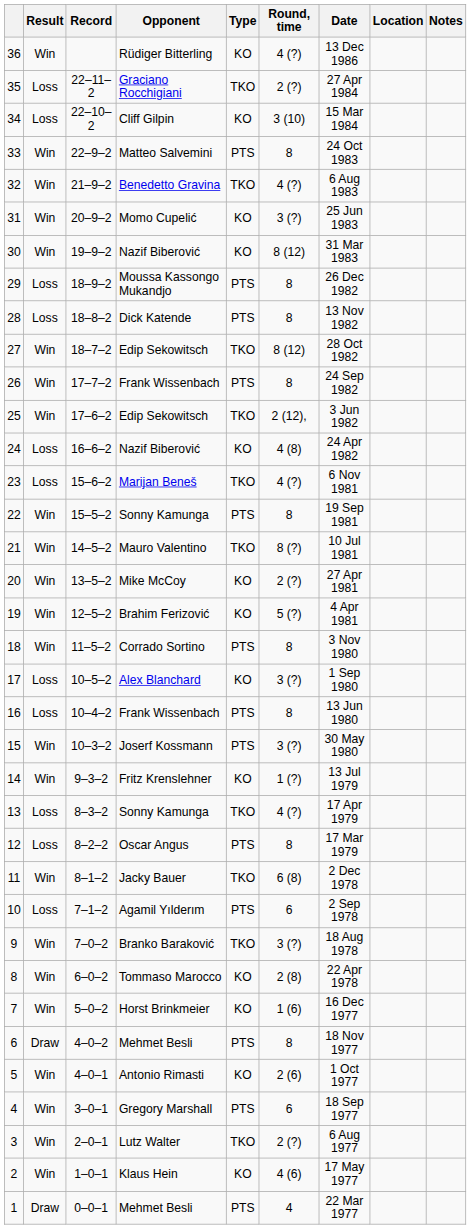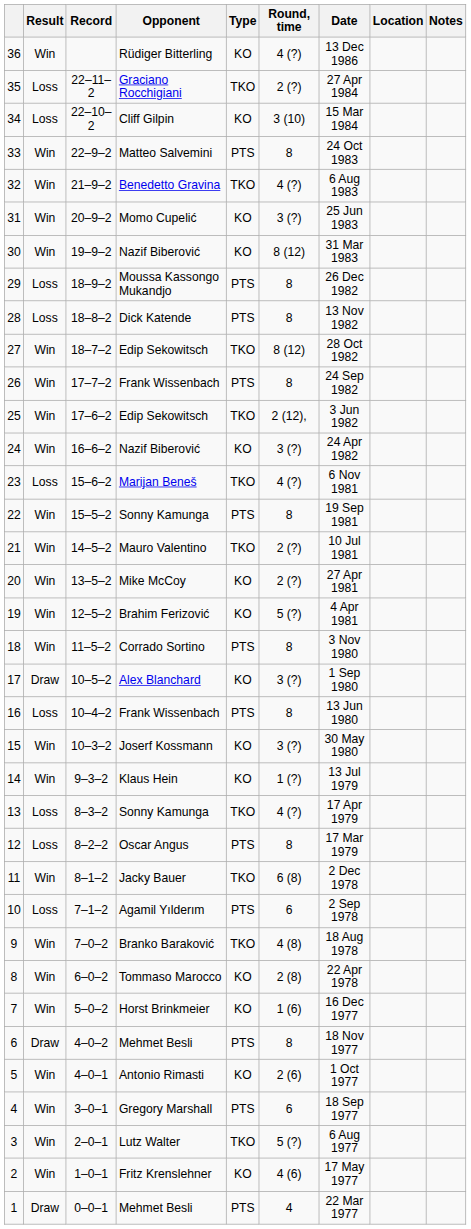(45, 449) Loss -> (45, 449) Win
(289, 449) 4 (8) -> (289, 449) 3 (?)
(289, 548) 8 (?) -> (289, 548) 2 (?)
(45, 680) Loss -> (45, 680) Draw
(243, 746) PTS -> (243, 746) KO
(165, 779) Fritz Krenslehner -> (148, 779) Klaus Hein
(289, 944) 3 (?) -> (289, 944) 4 (8)
(289, 1141) 2 (?) -> (289, 1141) 5 (?)
(148, 1174) Klaus Hein -> (165, 1174) Fritz Krenslehner
